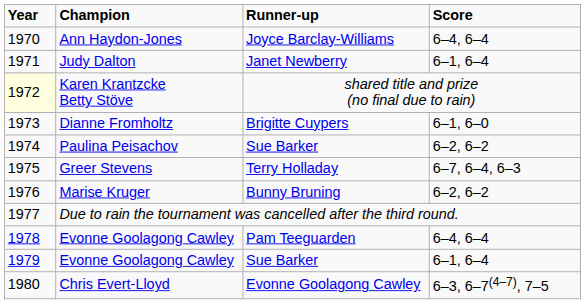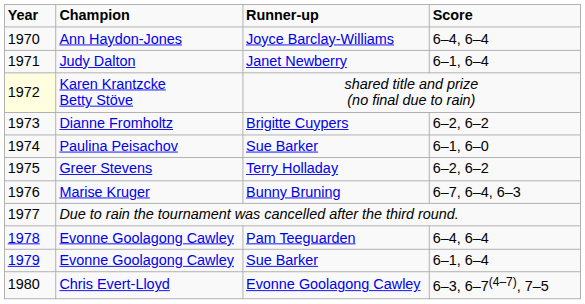(461, 123) 6–1, 6–0 -> (461, 123) 6–2, 6–2
(461, 146) 6–2, 6–2 -> (461, 146) 6–1, 6–0
(477, 169) 6–7, 6–4, 6–3 -> (461, 169) 6–2, 6–2
(461, 191) 6–2, 6–2 -> (477, 191) 6–7, 6–4, 6–3
